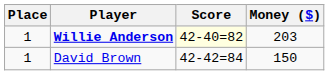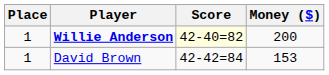(285, 37) 203 -> (285, 37) 200
(285, 59) 150 -> (285, 59) 153
